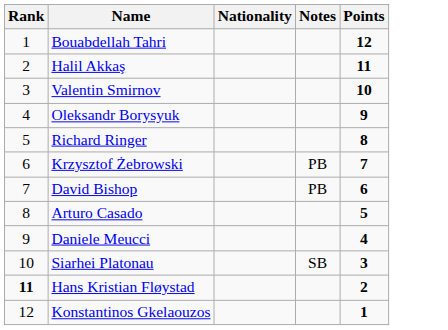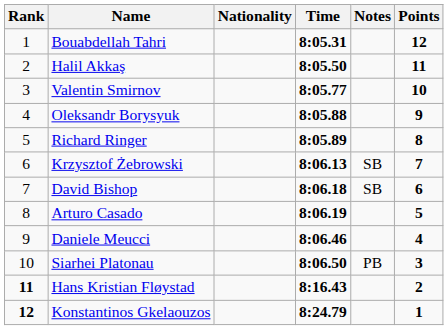+ column: (323, 16)
(318, 164) PB -> (373, 164) SB
(318, 189) PB -> (373, 189) SB
(318, 262) SB -> (373, 262) PB
(26, 312) normal -> (26, 312) bold
